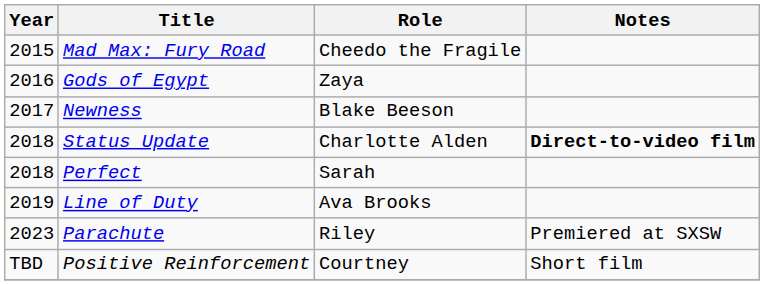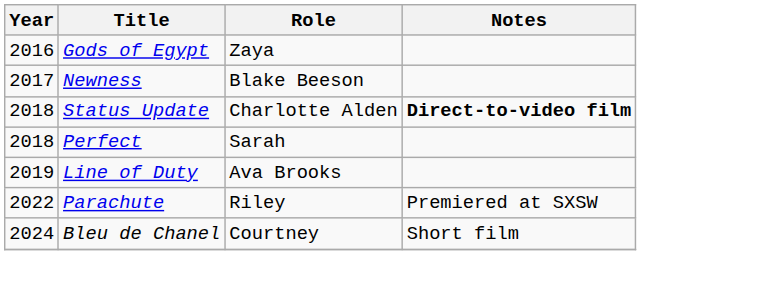- row: (164, 50)
(32, 234) 2023 -> (32, 203) 2022
+ row: (142, 234)
- row: (187, 264)
